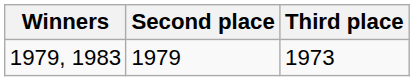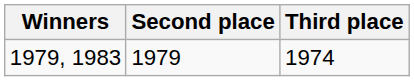(310, 57) 1973 -> (310, 57) 1974
